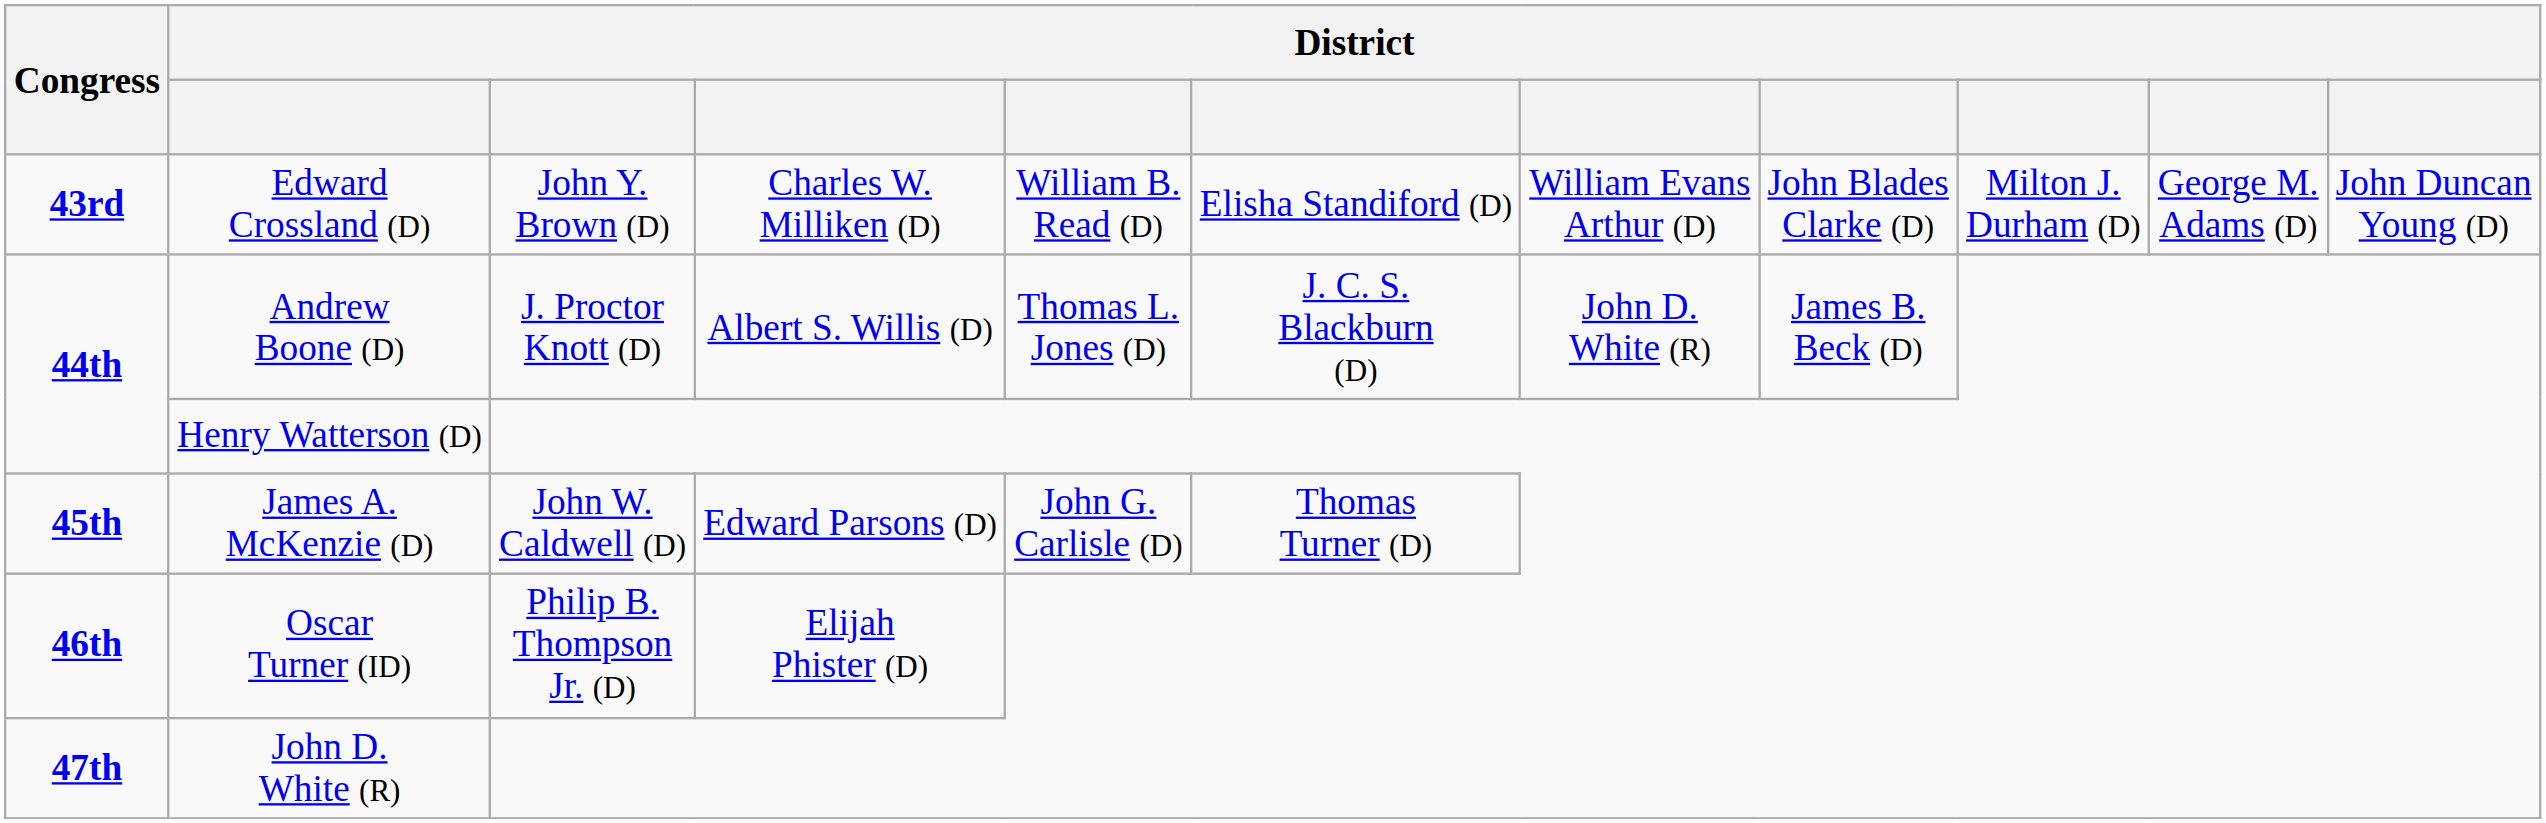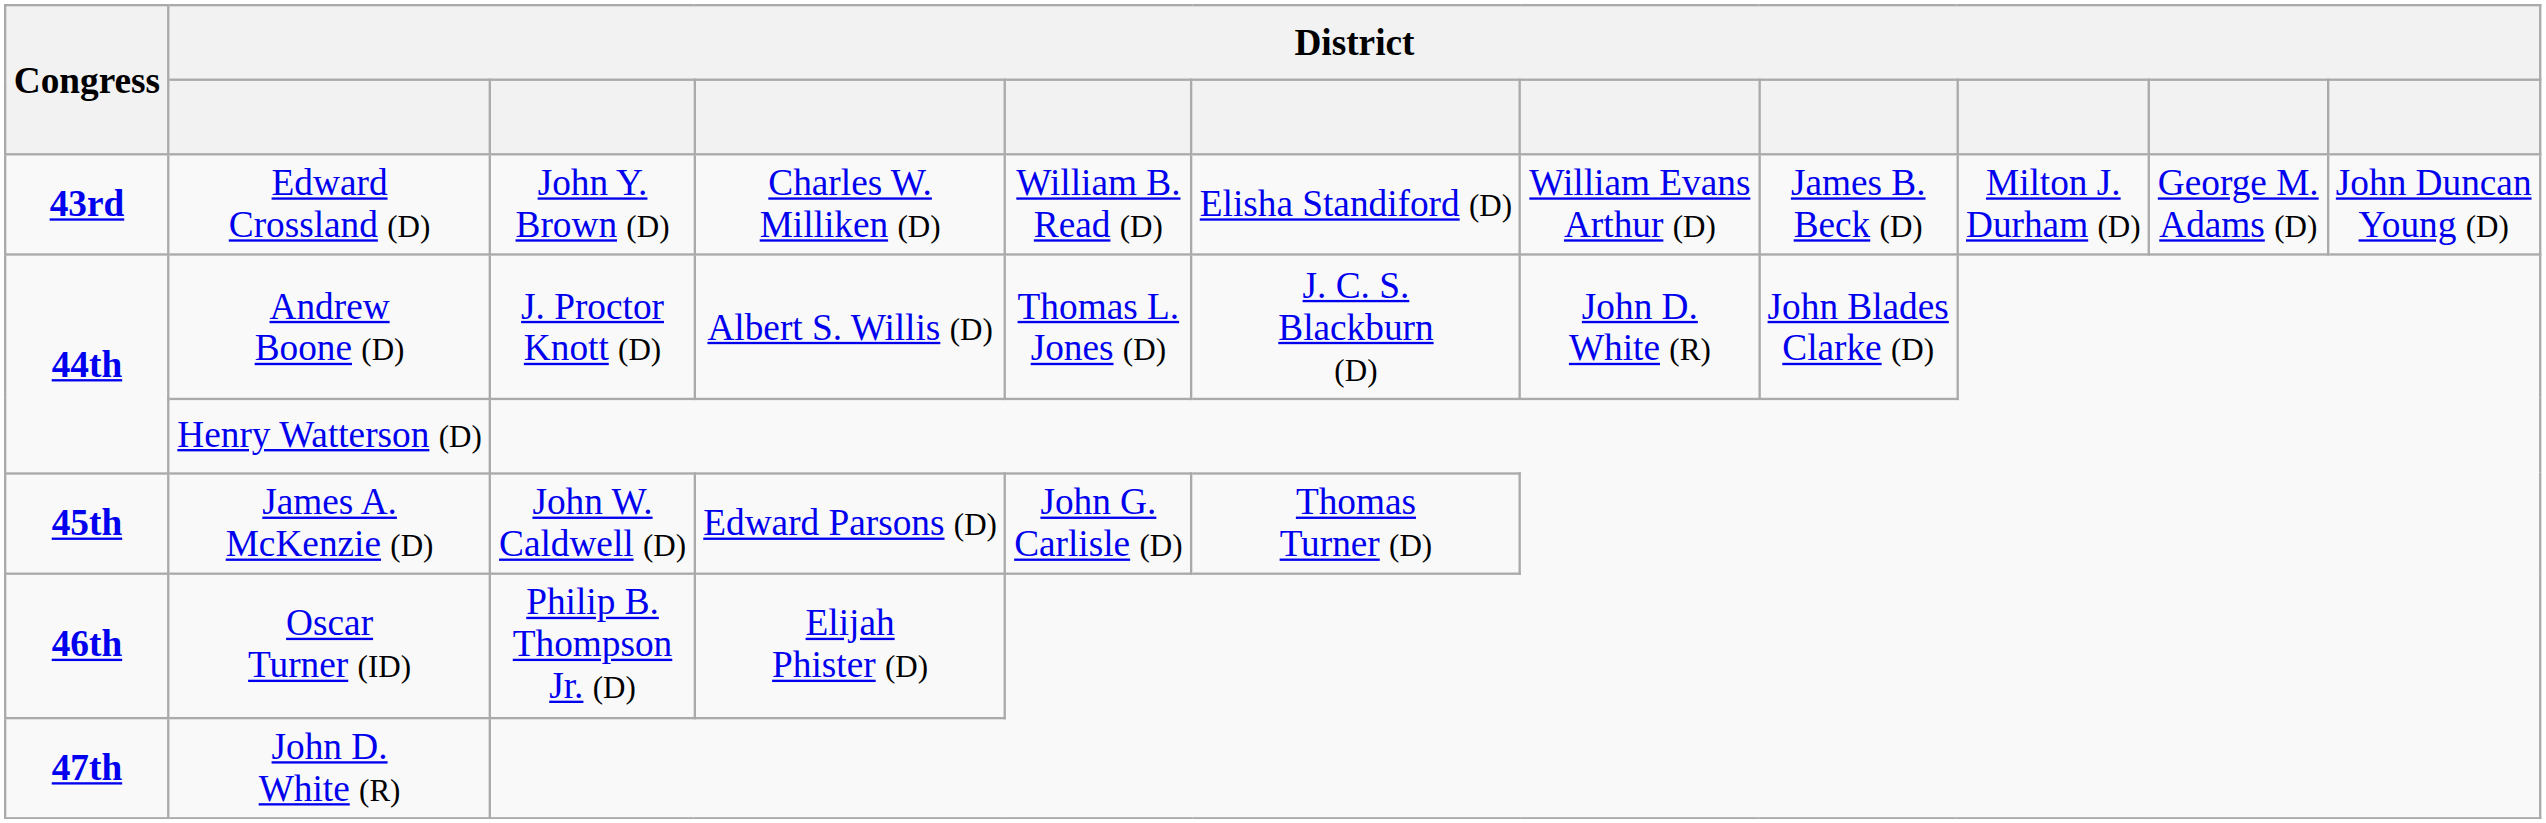(1858, 204) John Blades Clarke (D) -> (1858, 204) James B. Beck (D)
(1858, 326) James B. Beck (D) -> (1858, 326) John Blades Clarke (D)
